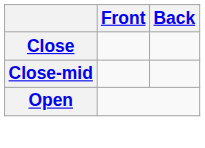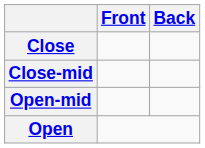+ row: (51, 101)
